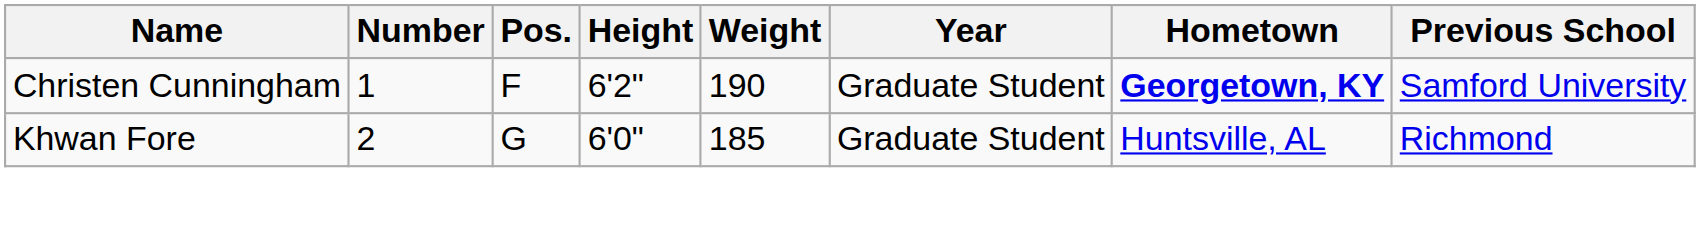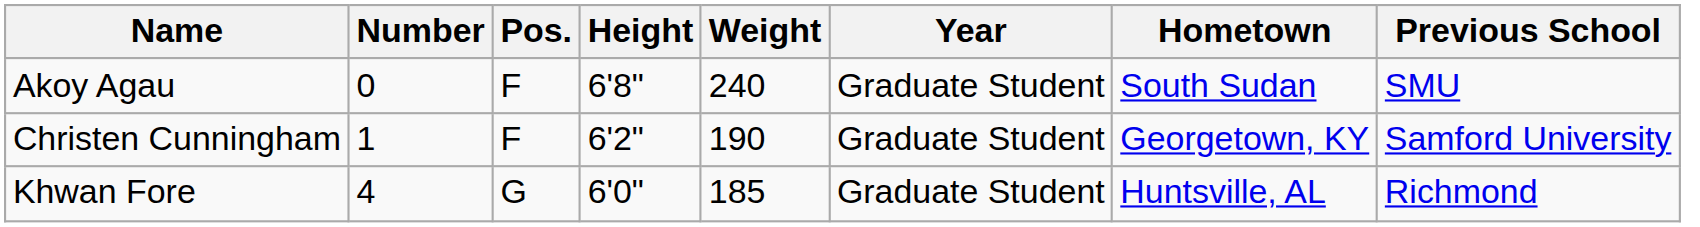+ row: (94, 85)
(1252, 85) bold -> (1245, 138) normal
(366, 138) 2 -> (366, 192) 4
